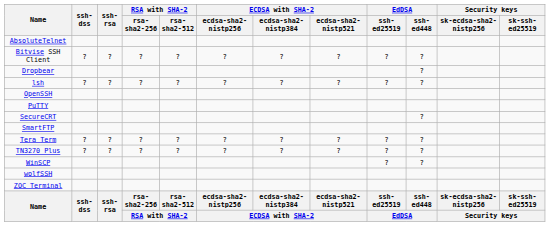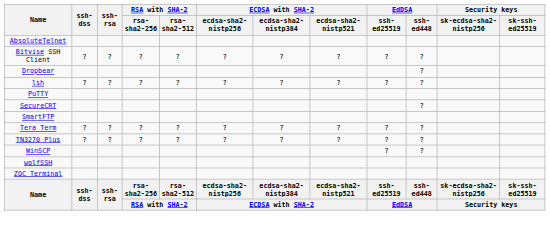- row: (38, 94)
